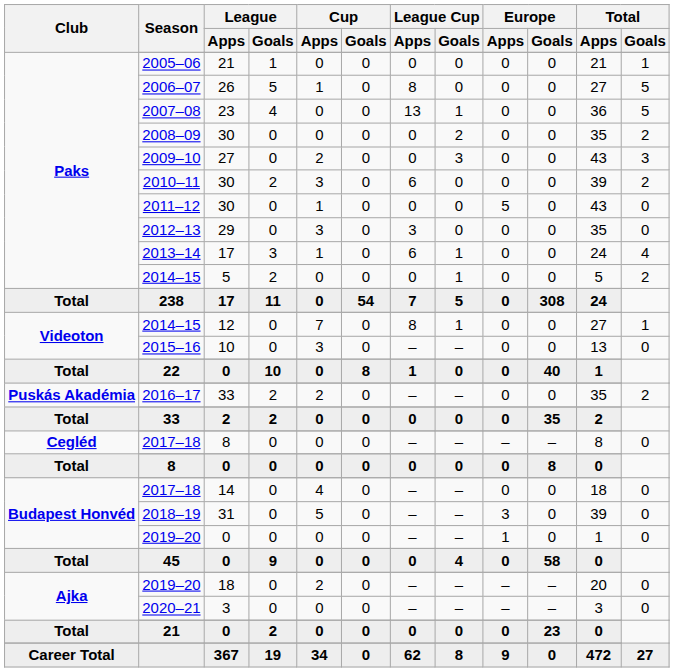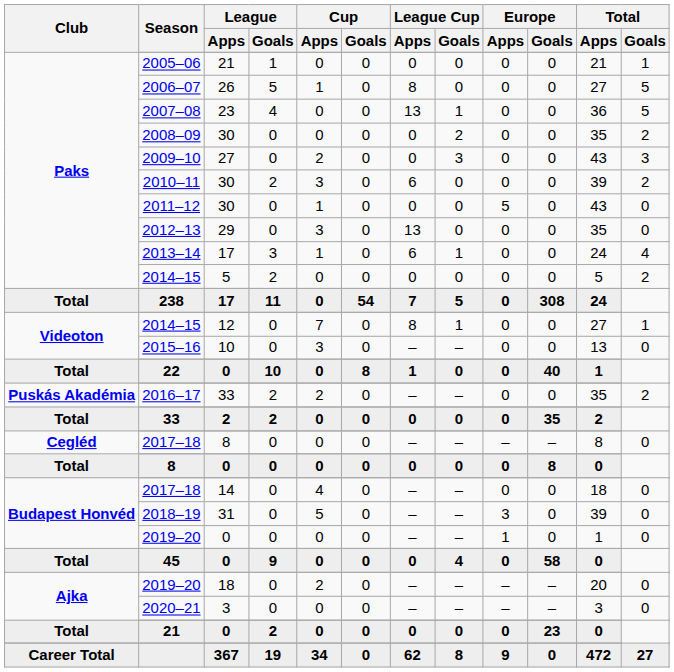(412, 230) 3 -> (412, 230) 13
(459, 277) 1 -> (459, 277) 0
